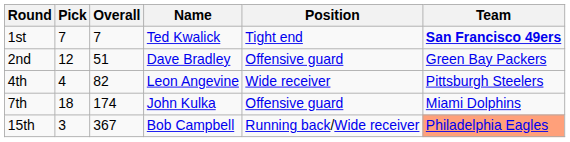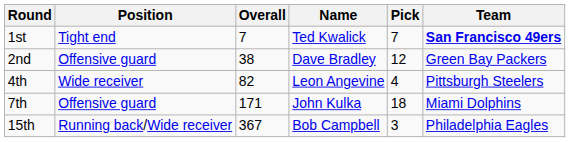columns swapped: (72, 15) <-> (332, 15)
(101, 59) 51 -> (246, 59) 38
(105, 103) 174 -> (250, 103) 171
(487, 125) lightsalmon background -> (487, 125) no background
